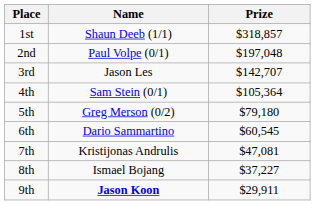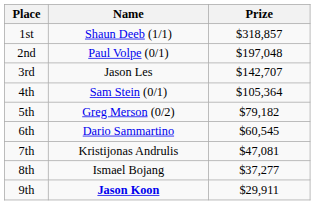(259, 111) $79,180 -> (259, 111) $79,182
(259, 170) $37,227 -> (259, 170) $37,277
